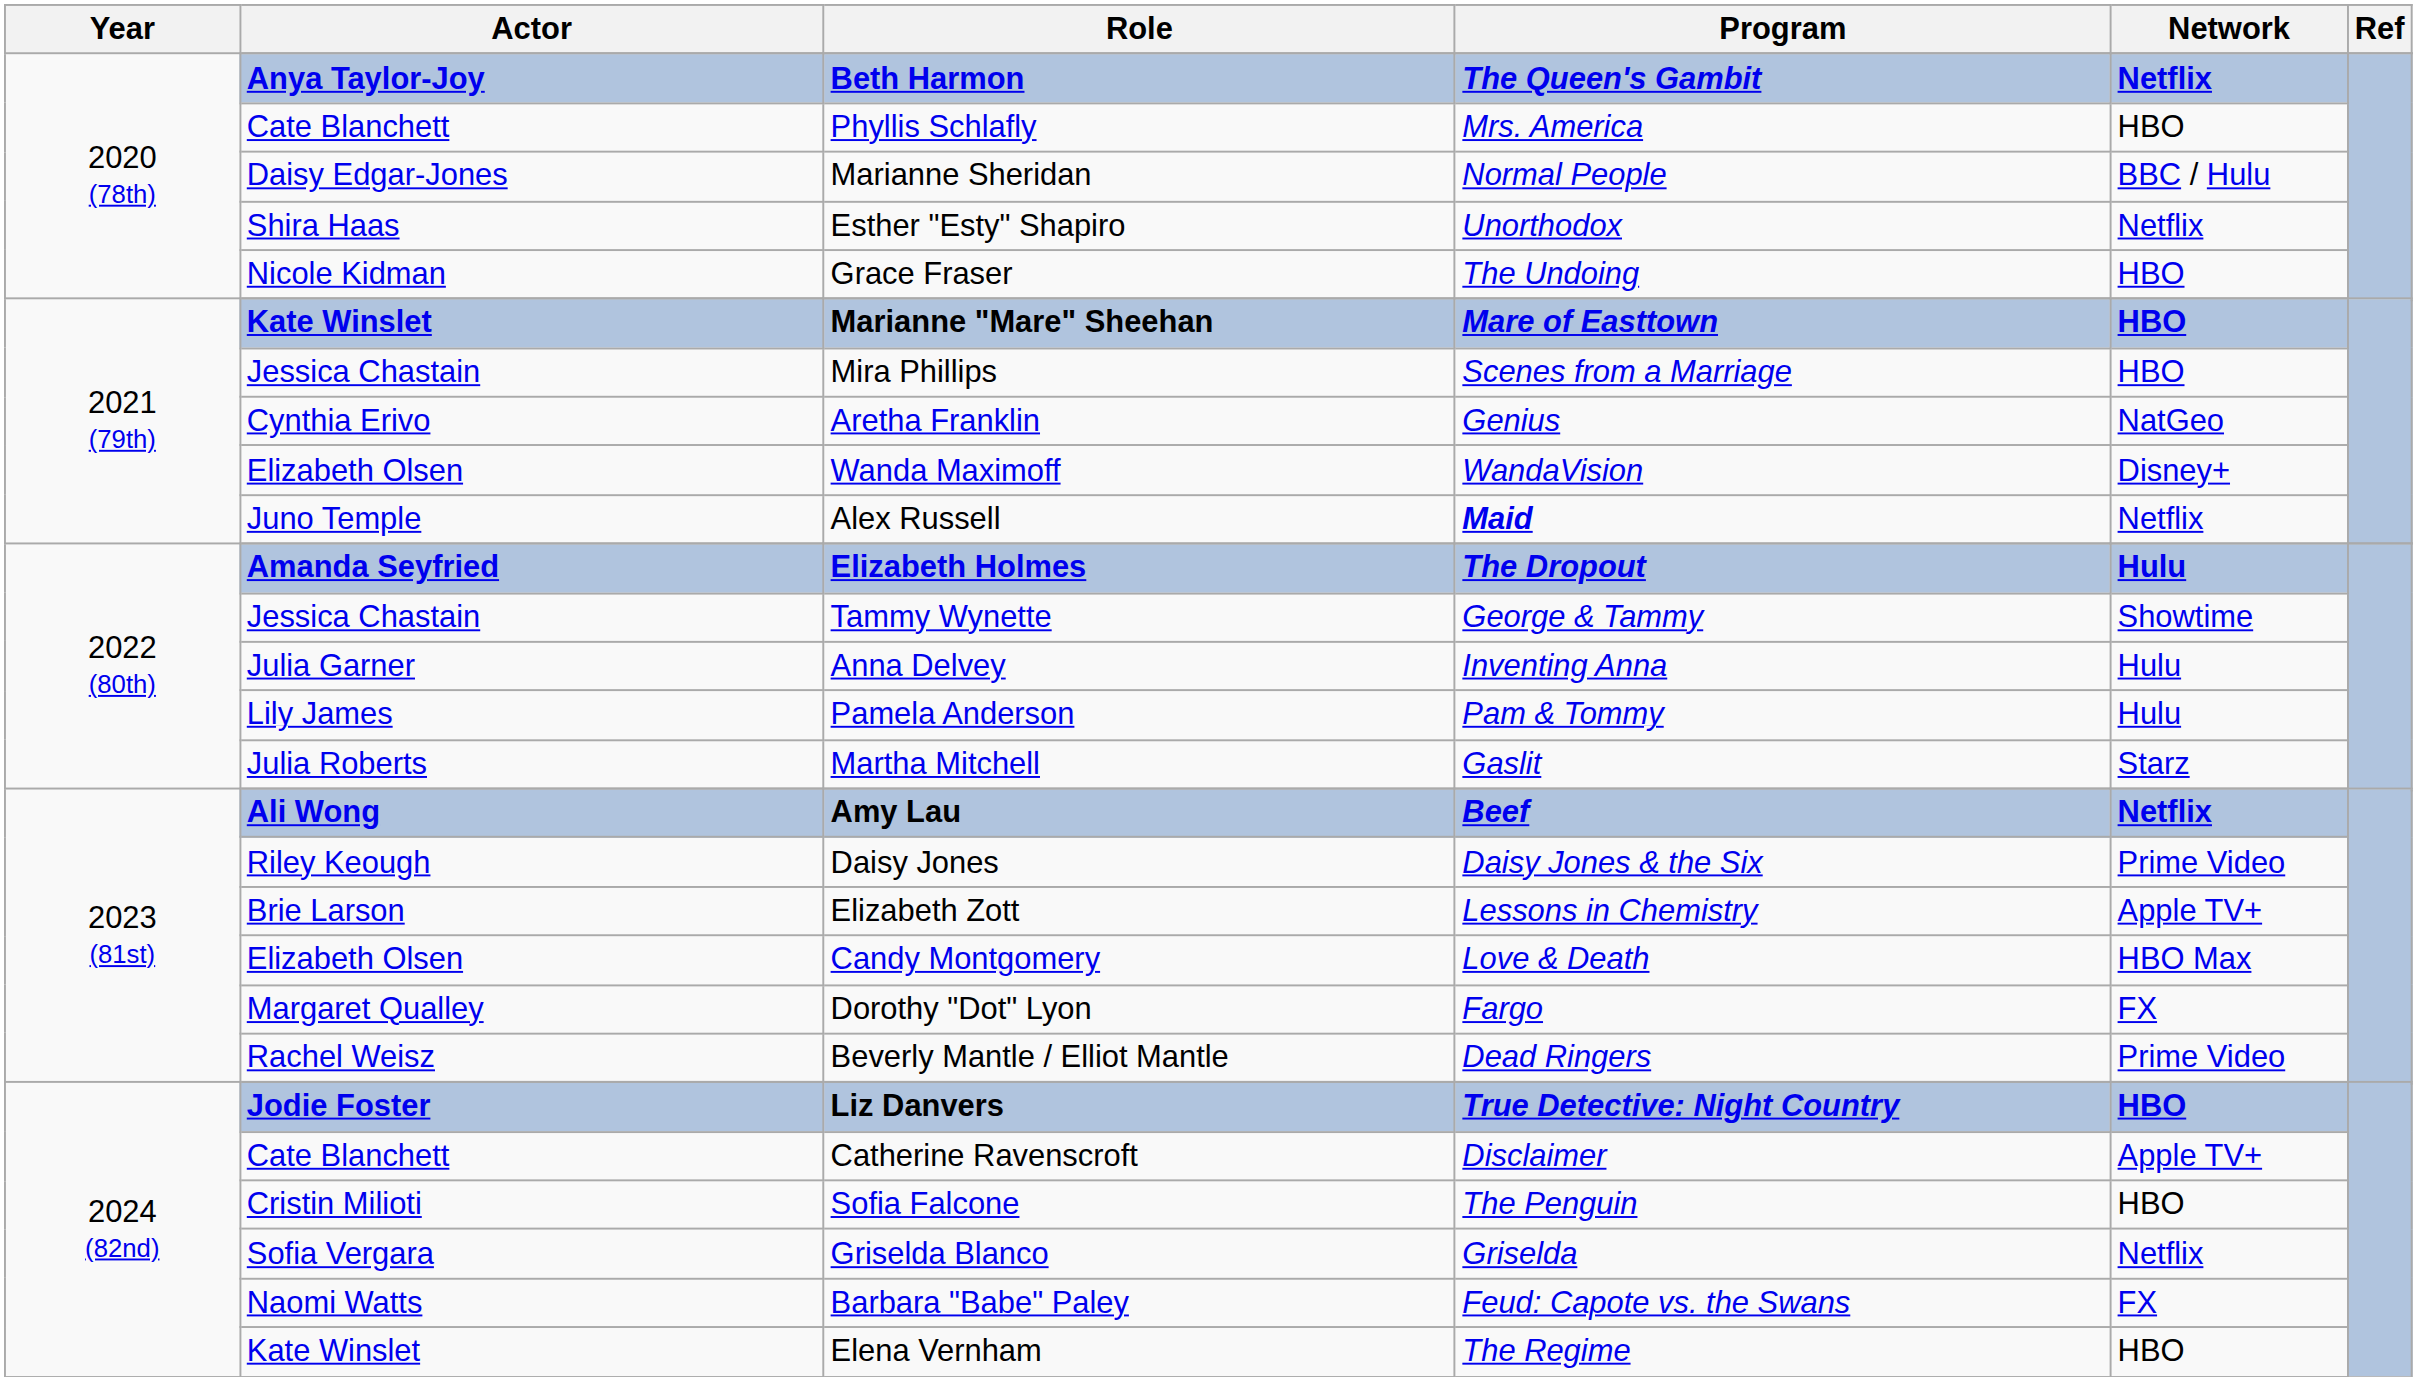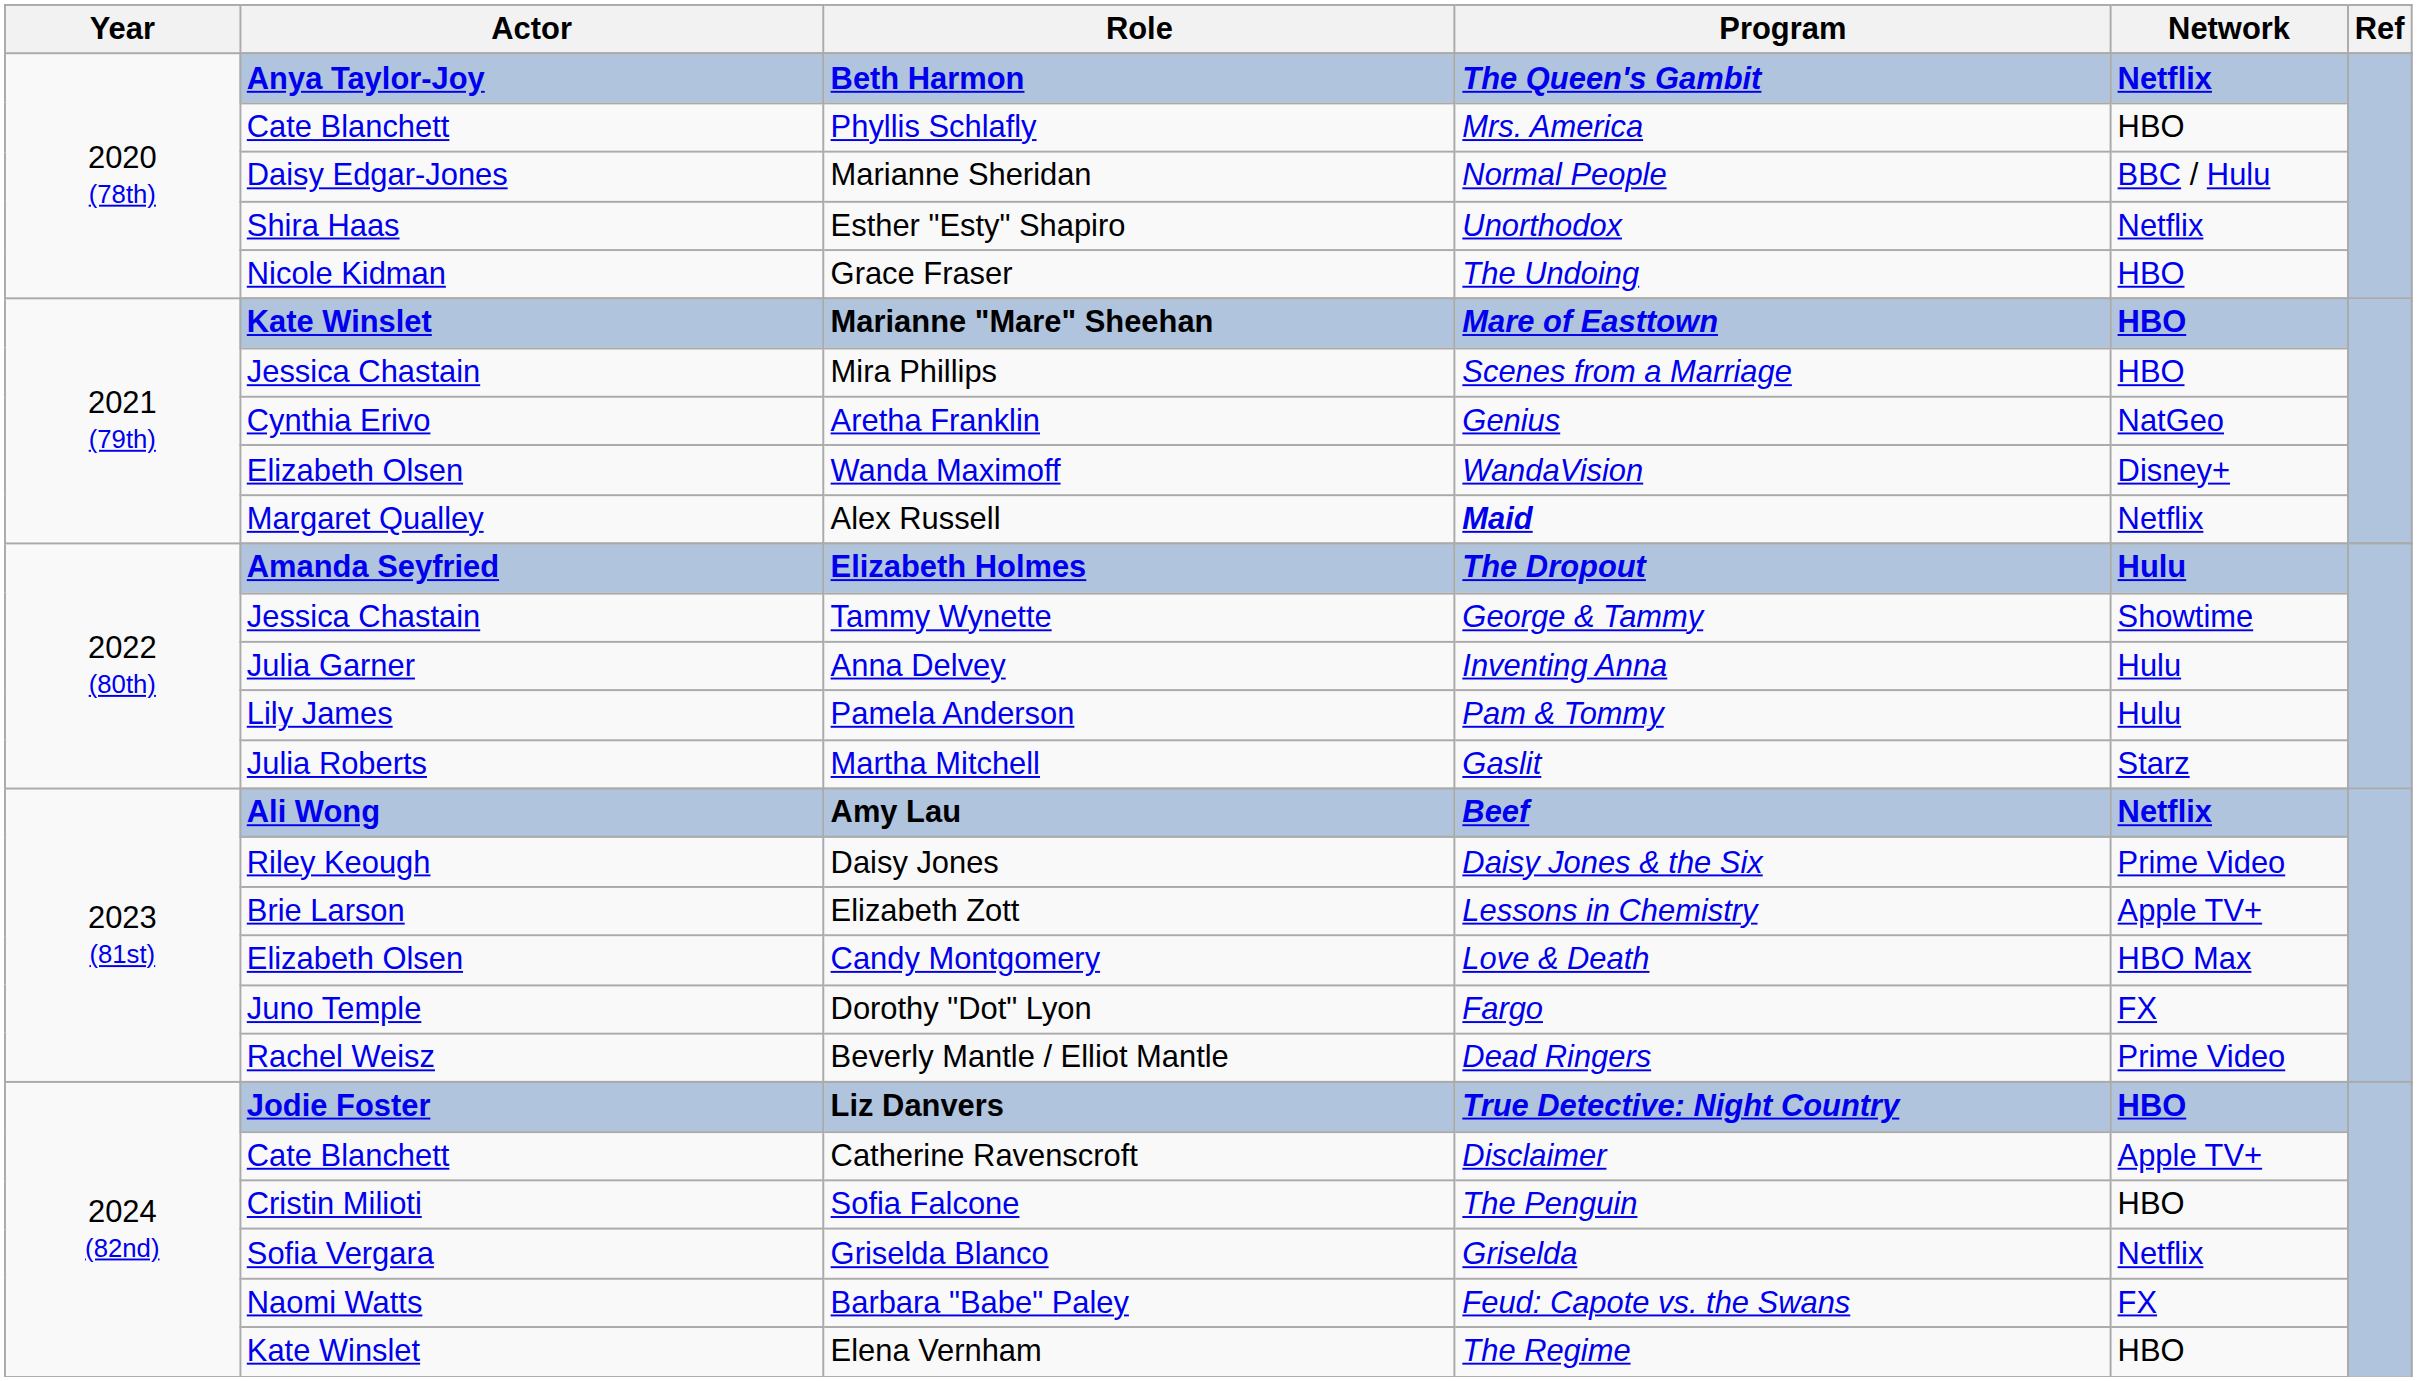(334, 518) Juno Temple -> (365, 518) Margaret Qualley
(365, 1008) Margaret Qualley -> (334, 1008) Juno Temple
